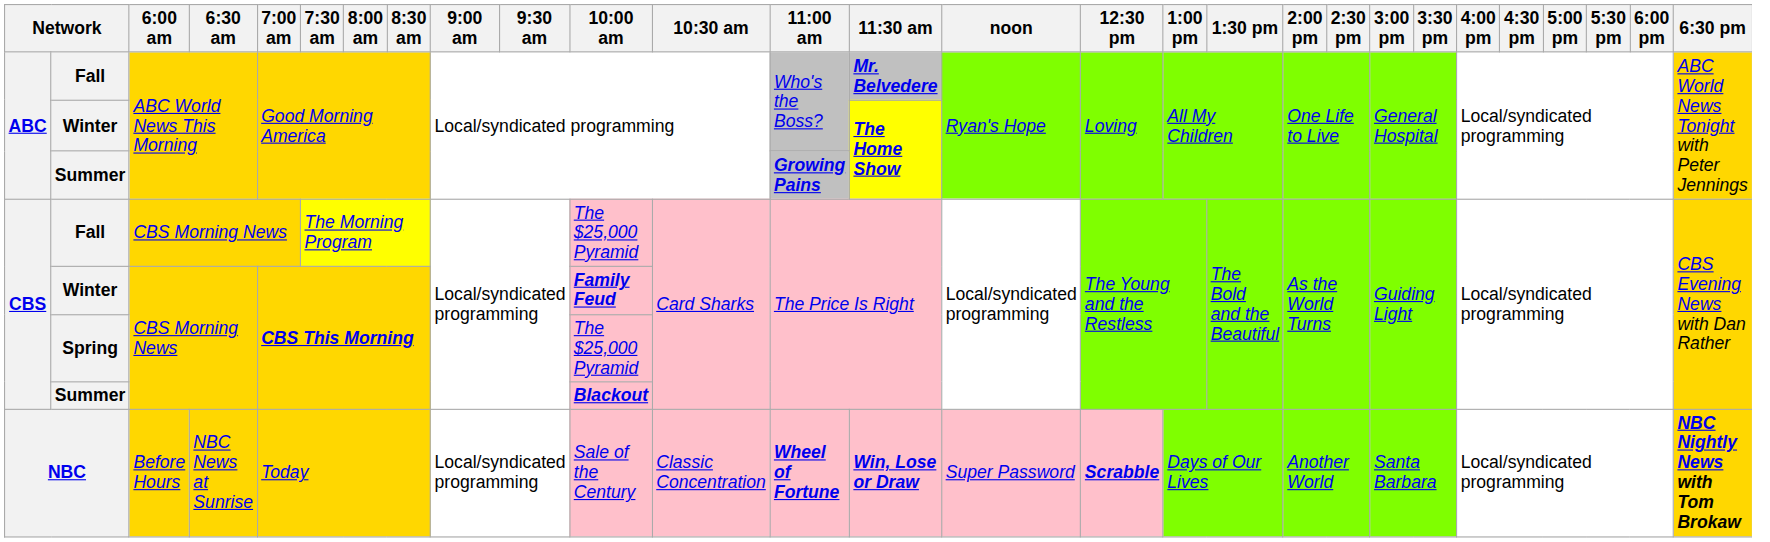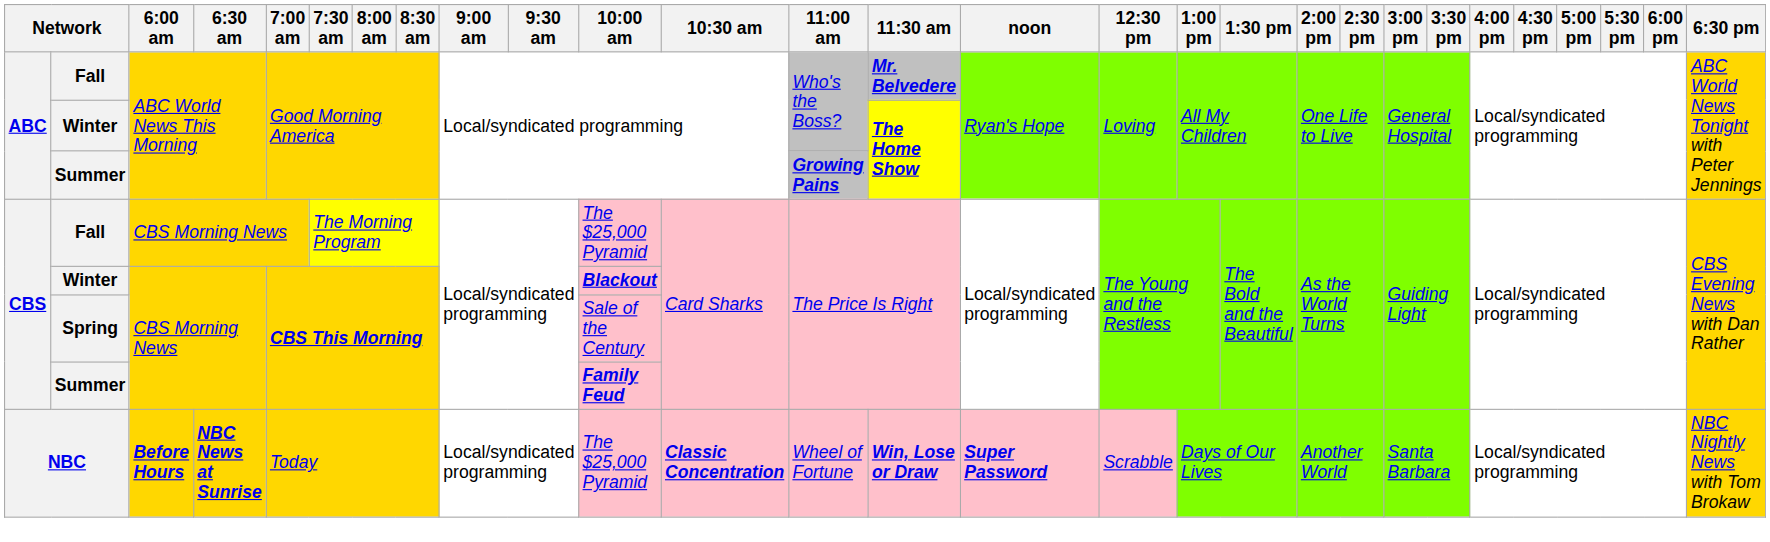(602, 290) Family Feud -> (620, 280) Blackout
(606, 347) The $25,000 Pyramid -> (613, 328) Sale of the Century
(611, 395) Blackout -> (610, 385) Family Feud
(159, 473) normal -> (161, 463) bold
(223, 473) normal -> (230, 463) bold
(605, 473) Sale of the Century -> (615, 463) The $25,000 Pyramid
(711, 473) normal -> (725, 463) bold
(807, 473) bold -> (827, 463) normal
(1010, 473) normal -> (1006, 463) bold
(1122, 473) bold -> (1138, 463) normal
(1709, 473) bold -> (1726, 463) normal
